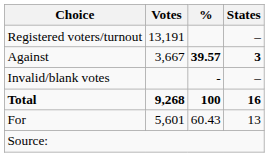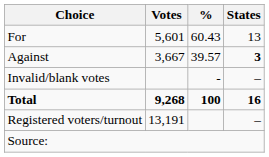rows swapped: (17, 120) <-> (75, 36)
(206, 57) bold -> (206, 57) normal
